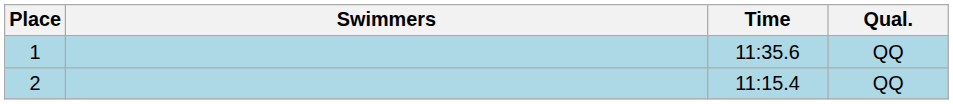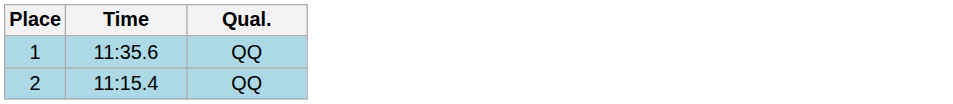- column: (386, 20)
